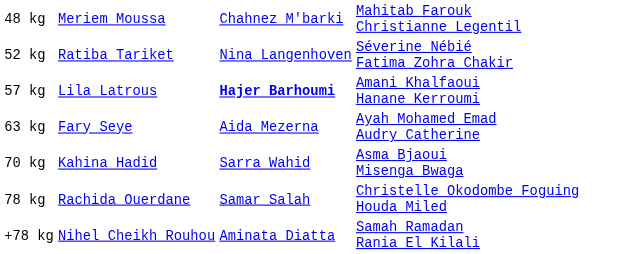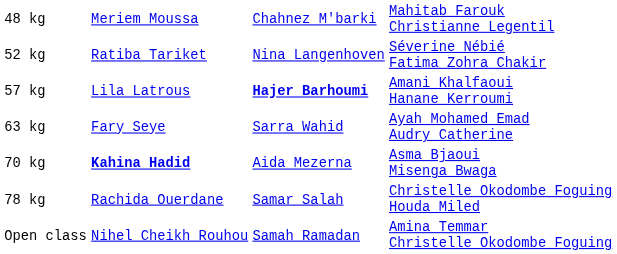(269, 127) Aida Mezerna -> (298, 127) Sarra Wahid
(108, 163) normal -> (141, 163) bold
(265, 163) Sarra Wahid -> (302, 163) Aida Mezerna
- row: (29, 235)
+ row: (46, 235)
